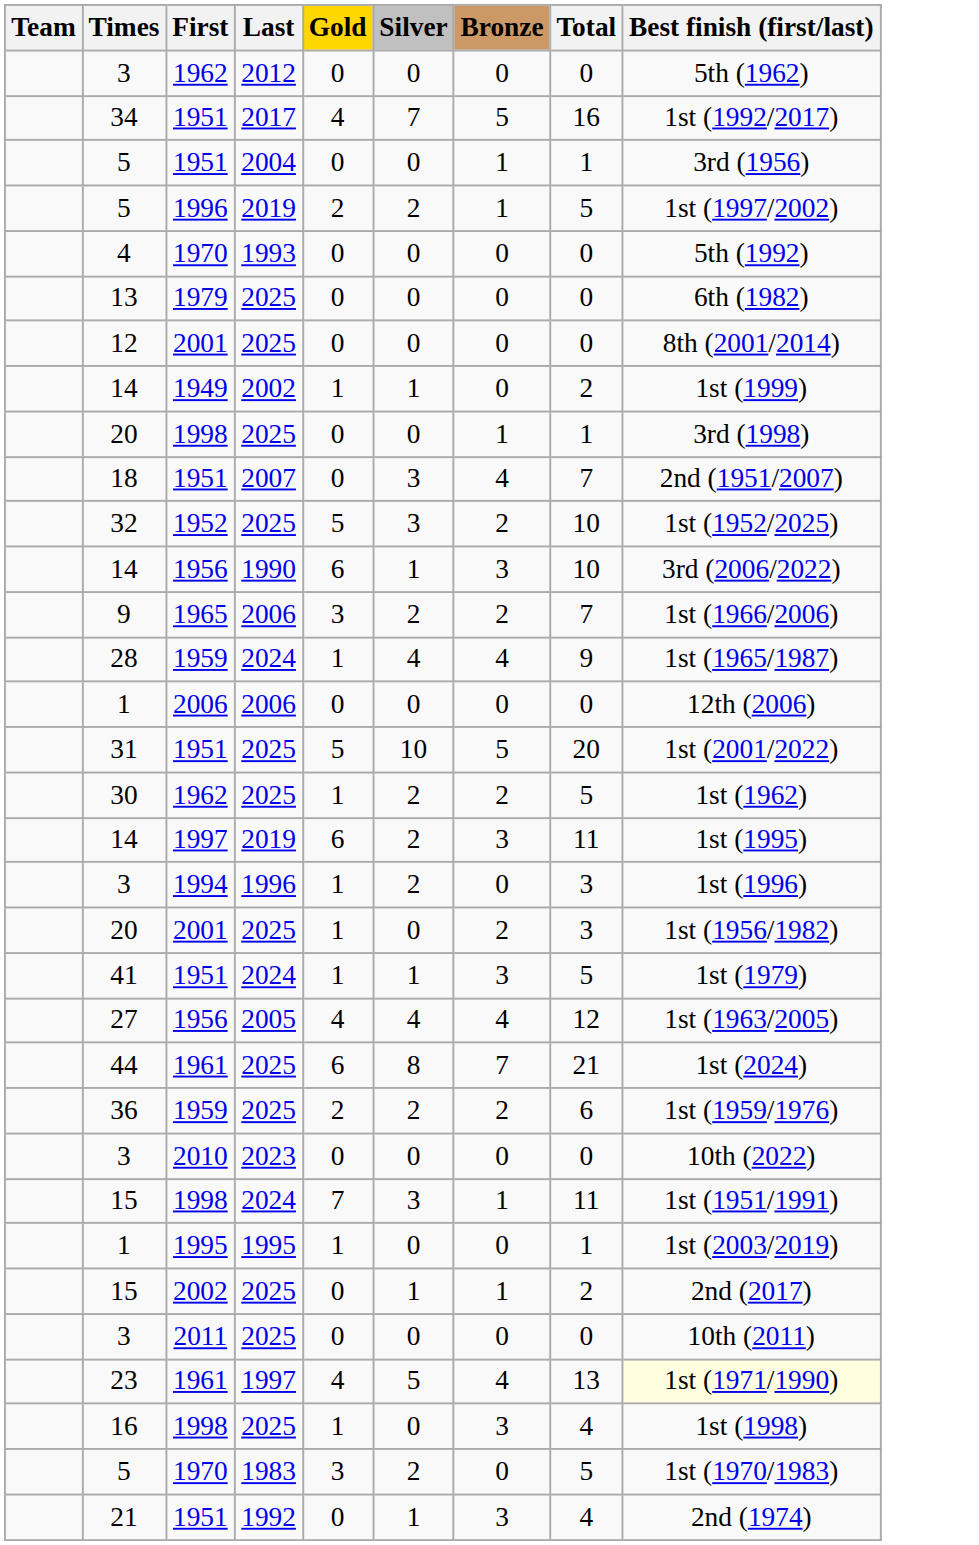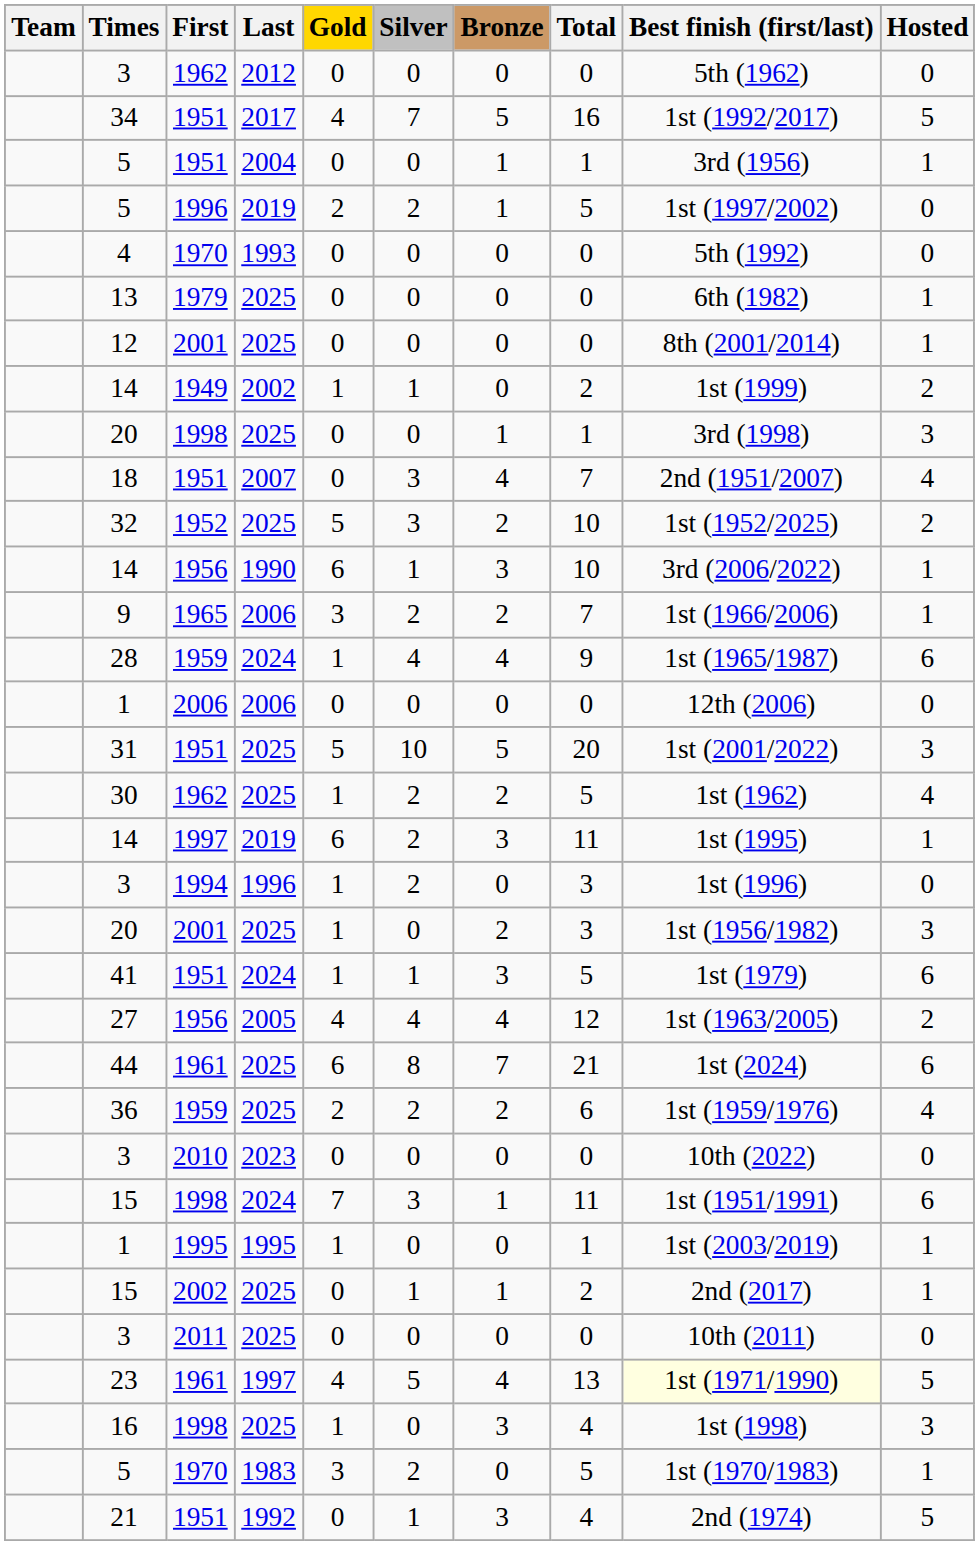+ column: (927, 27)
